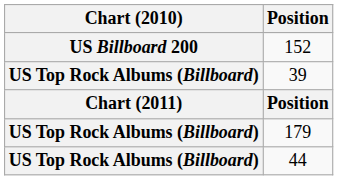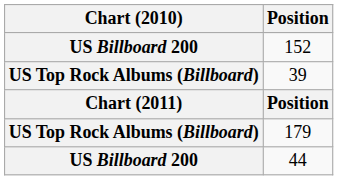(134, 160) US Top Rock Albums (Billboard) -> (134, 160) US Billboard 200
